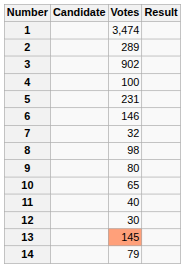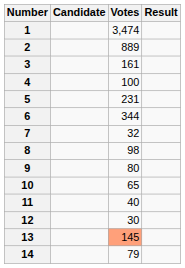(130, 47) 289 -> (130, 47) 889
(130, 64) 902 -> (130, 64) 161
(130, 116) 146 -> (130, 116) 344
